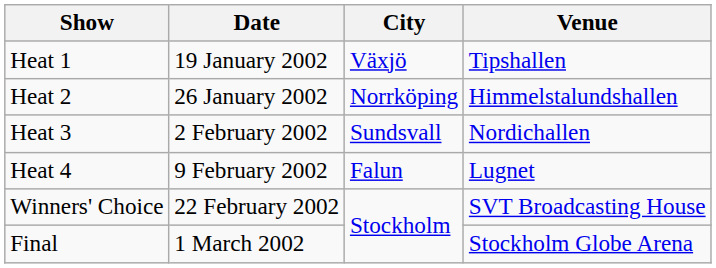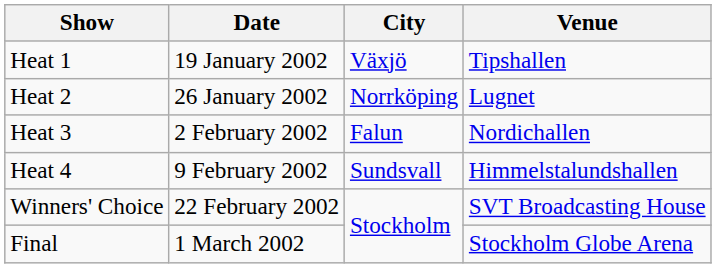(573, 96) Himmelstalundshallen -> (502, 96) Lugnet
(396, 133) Sundsvall -> (376, 133) Falun
(376, 170) Falun -> (396, 170) Sundsvall
(502, 170) Lugnet -> (573, 170) Himmelstalundshallen
